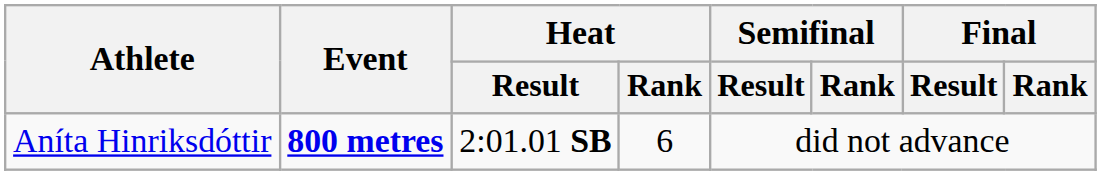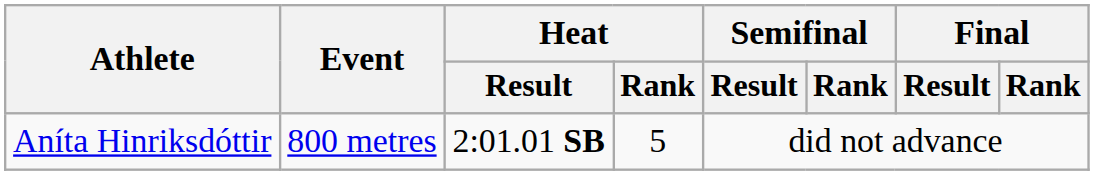(365, 141) bold -> (362, 141) normal
(665, 141) 6 -> (658, 141) 5
